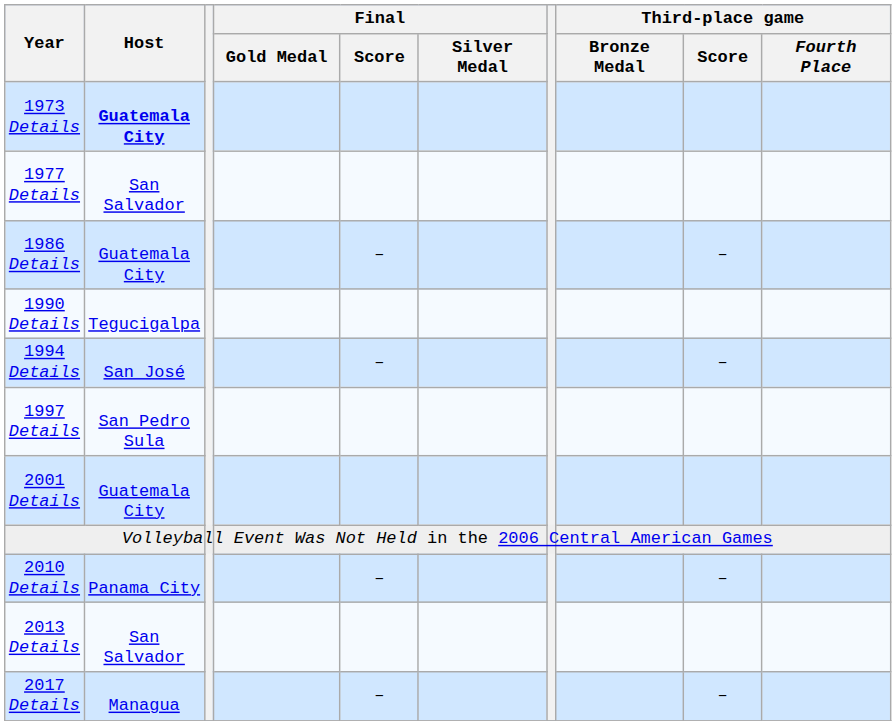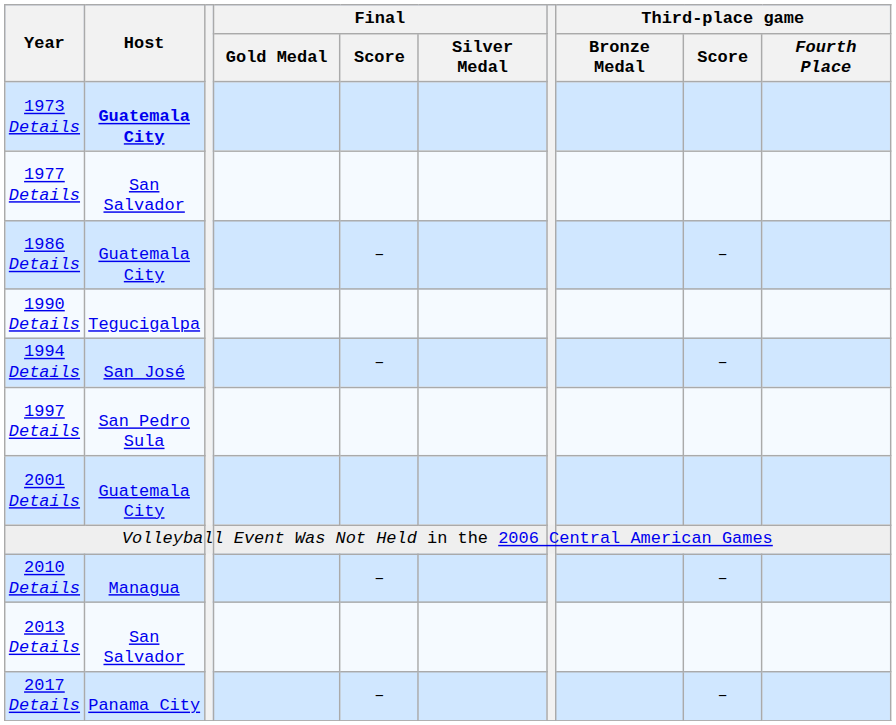(144, 588) Panama City -> (144, 588) Managua
(144, 706) Managua -> (144, 706) Panama City
